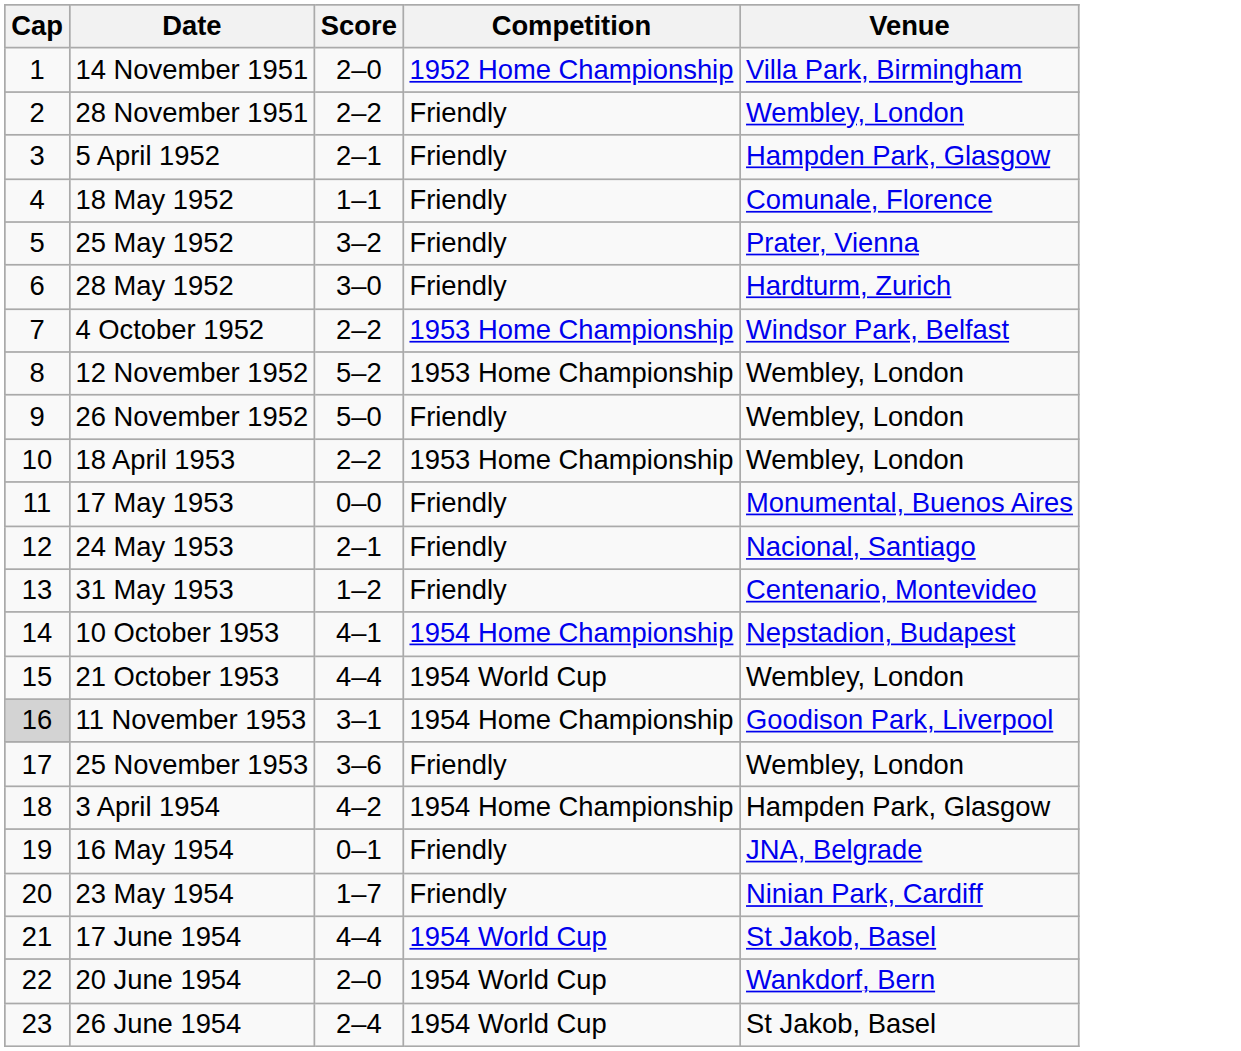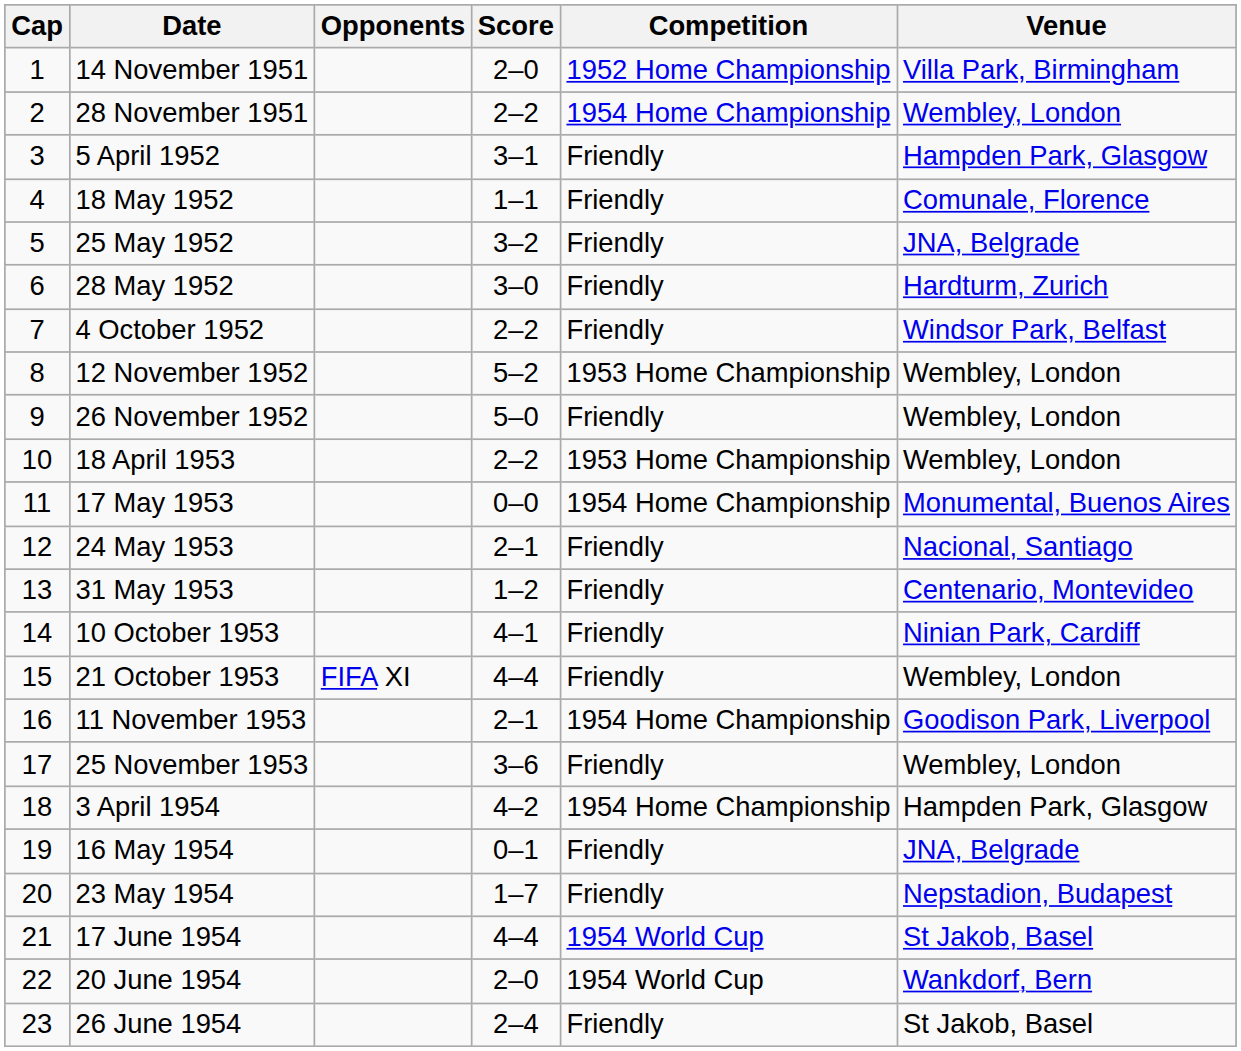+ column: (393, 26)
(458, 112) Friendly -> (728, 112) 1954 Home Championship
(359, 156) 2–1 -> (516, 156) 3–1
(832, 243) Prater, Vienna -> (991, 243) JNA, Belgrade
(571, 329) 1953 Home Championship -> (615, 329) Friendly
(458, 503) Friendly -> (728, 503) 1954 Home Championship
(571, 633) 1954 Home Championship -> (615, 633) Friendly
(881, 633) Nepstadion, Budapest -> (1021, 633) Ninian Park, Cardiff
(508, 677) 1954 World Cup -> (615, 677) Friendly
(37, 720) lightgrey background -> (37, 720) no background
(359, 720) 3–1 -> (516, 720) 2–1
(864, 894) Ninian Park, Cardiff -> (1038, 894) Nepstadion, Budapest
(508, 1024) 1954 World Cup -> (615, 1024) Friendly
